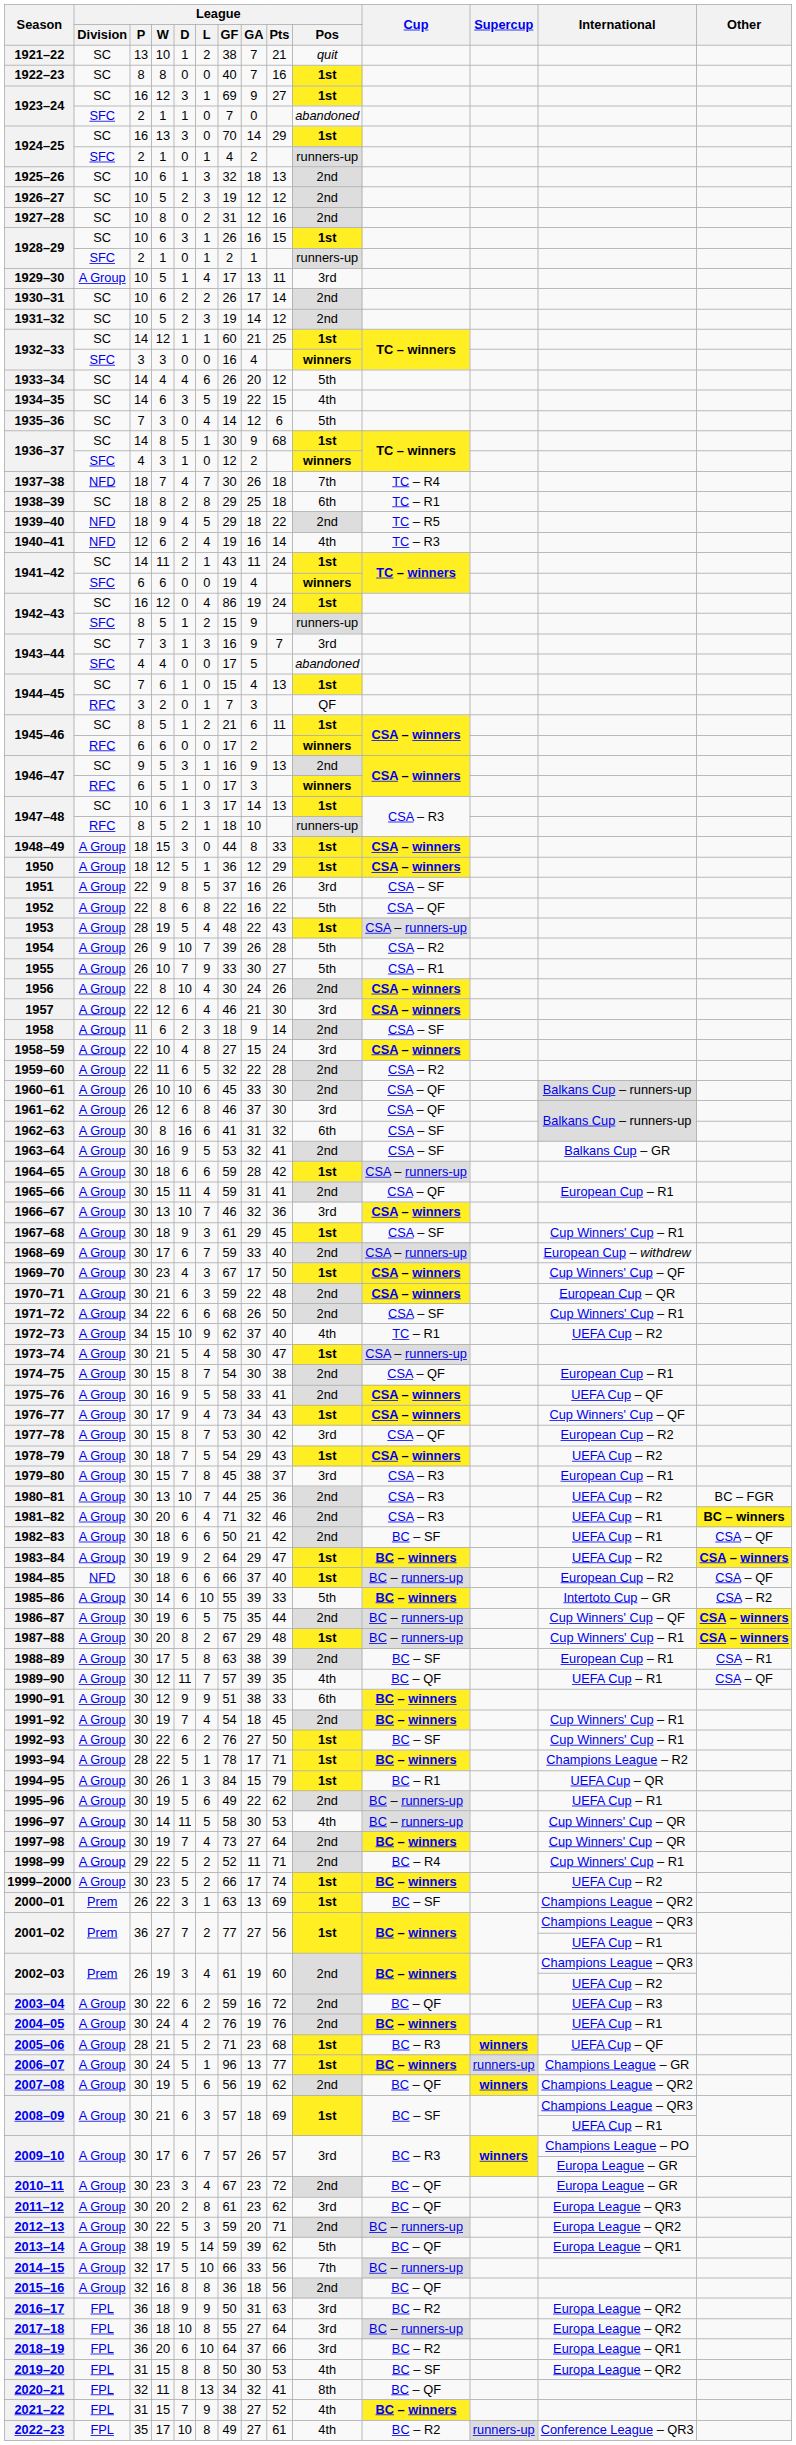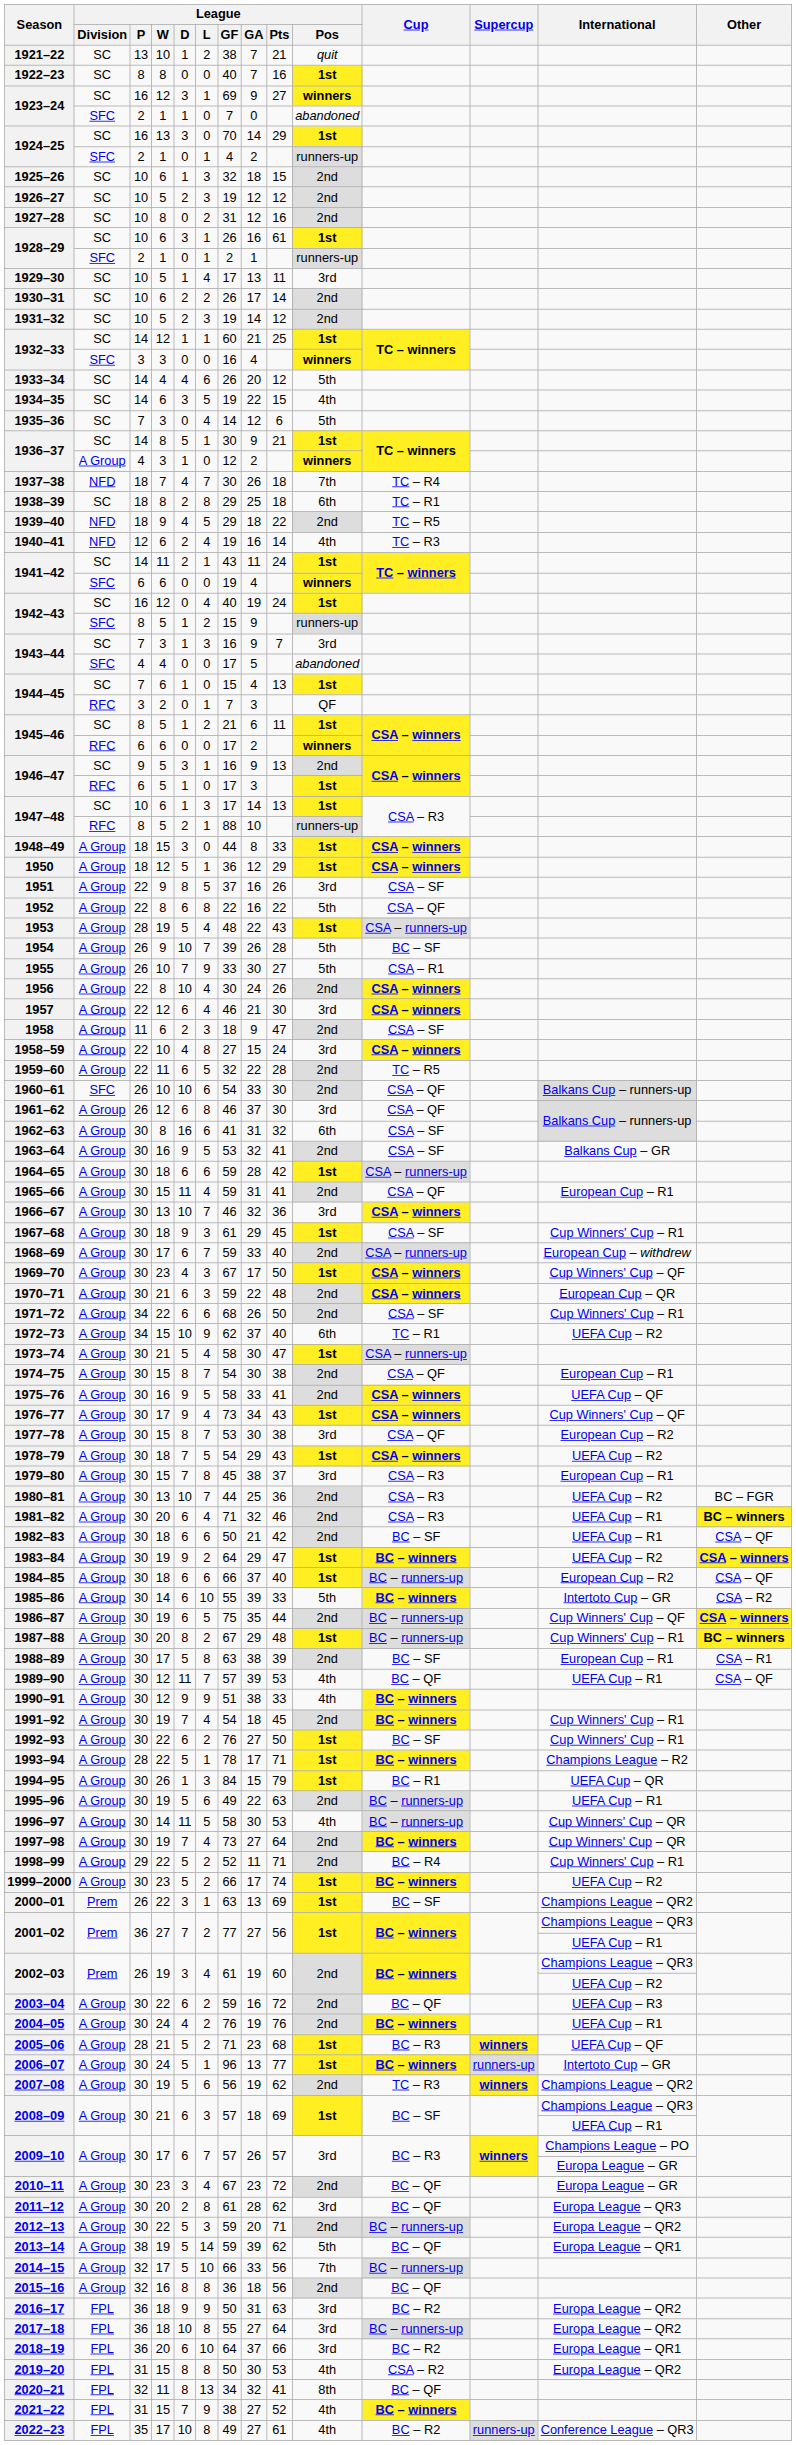(327, 95) 1st -> (327, 95) winners
(279, 177) 13 -> (279, 177) 15
(279, 237) 15 -> (279, 237) 61
(102, 278) A Group -> (102, 278) SC
(279, 440) 68 -> (279, 440) 21
(102, 461) SFC -> (102, 461) A Group
(229, 603) 86 -> (229, 603) 40
(327, 786) winners -> (327, 786) 1st
(229, 826) 18 -> (229, 826) 88
(416, 948) CSA – R2 -> (416, 948) BC – SF
(279, 1029) 14 -> (279, 1029) 47
(416, 1070) CSA – R2 -> (416, 1070) TC – R5
(102, 1090) A Group -> (102, 1090) SFC
(229, 1090) 45 -> (229, 1090) 54
(327, 1334) 4th -> (327, 1334) 6th
(279, 1435) 42 -> (279, 1435) 38
(102, 1577) NFD -> (102, 1577) A Group
(744, 1638) CSA – winners -> (744, 1638) BC – winners
(279, 1679) 35 -> (279, 1679) 53
(327, 1699) 6th -> (327, 1699) 4th
(279, 1801) 62 -> (279, 1801) 63
(617, 2064) Champions League – GR -> (617, 2064) Intertoto Cup – GR
(416, 2085) BC – QF -> (416, 2085) TC – R3
(254, 2207) 23 -> (254, 2207) 28
(416, 2369) BC – SF -> (416, 2369) CSA – R2
